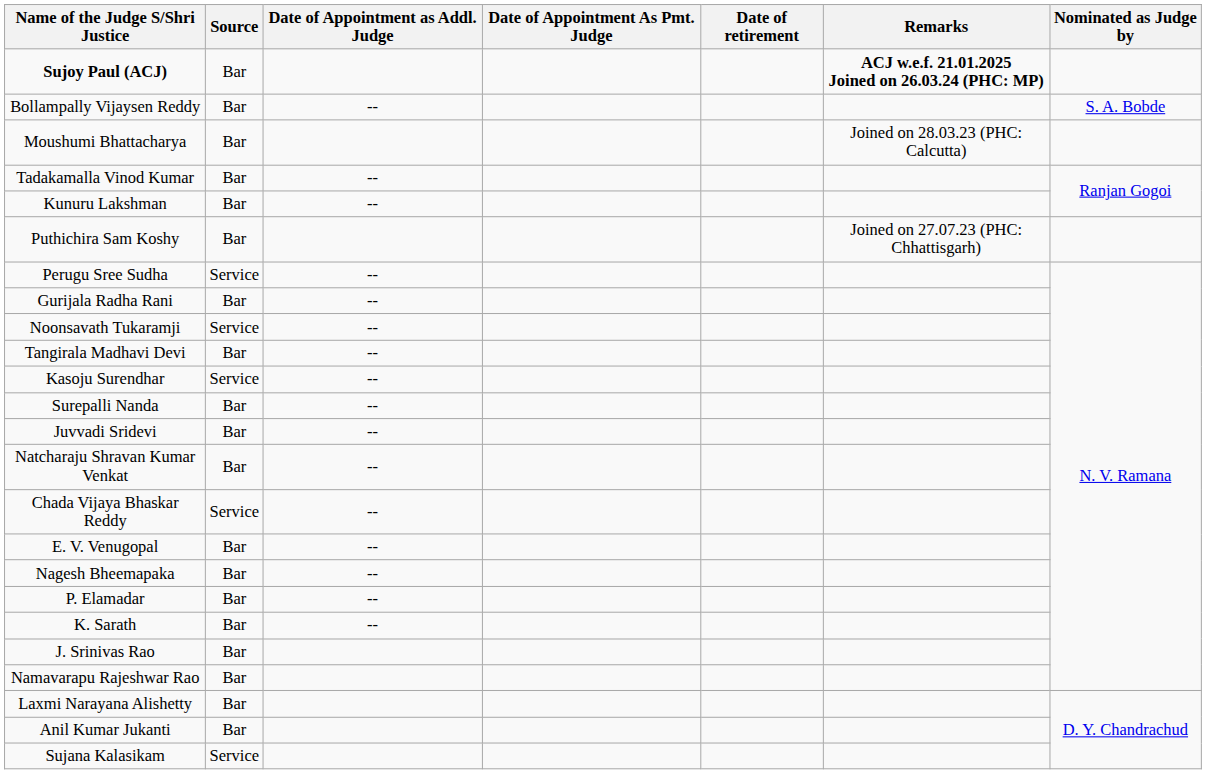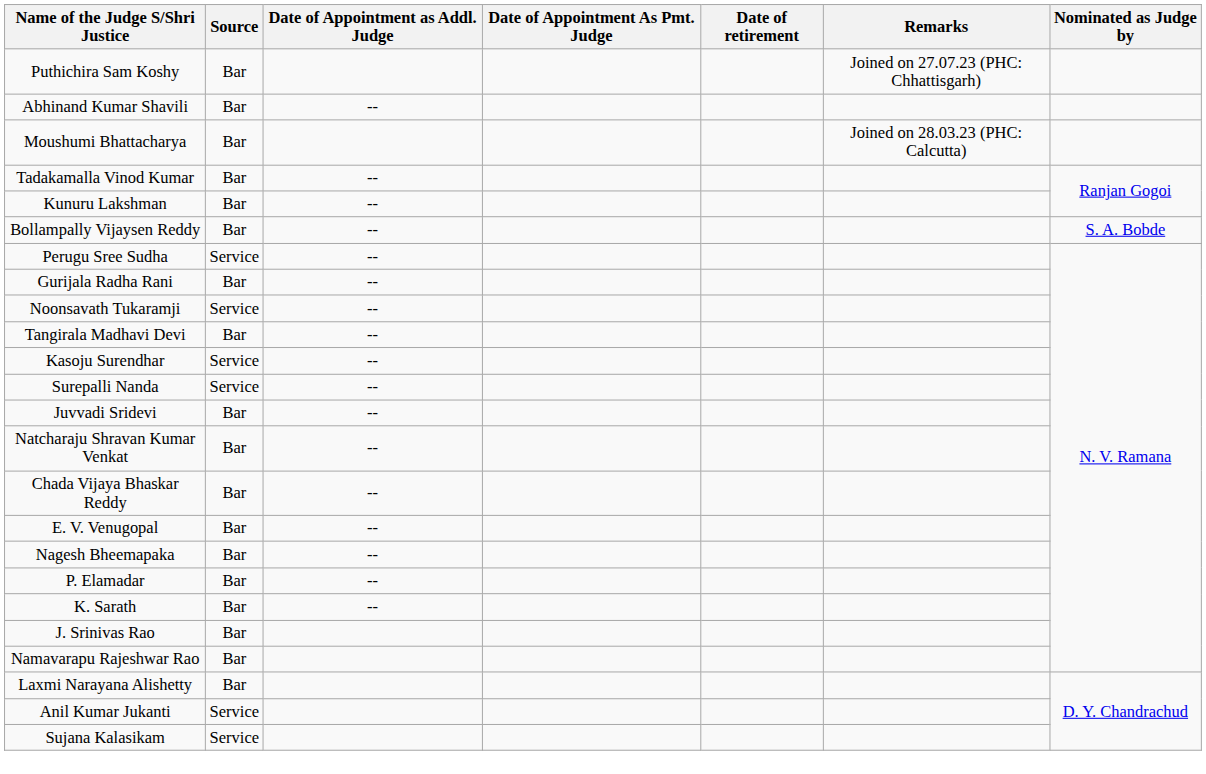- row: (105, 71)
rows swapped: (105, 239) <-> (105, 106)
+ row: (105, 106)
(234, 405) Bar -> (234, 386) Service
(234, 511) Service -> (234, 493) Bar
(234, 729) Bar -> (234, 711) Service
